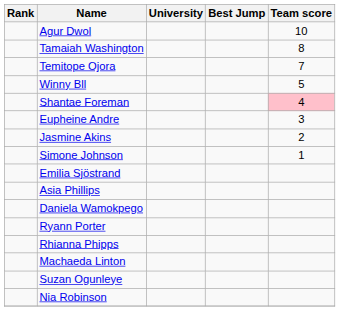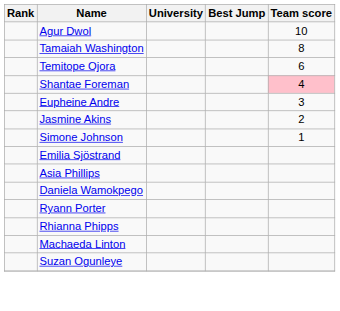(301, 66) 7 -> (301, 66) 6
- row: (63, 84)
- row: (73, 297)
